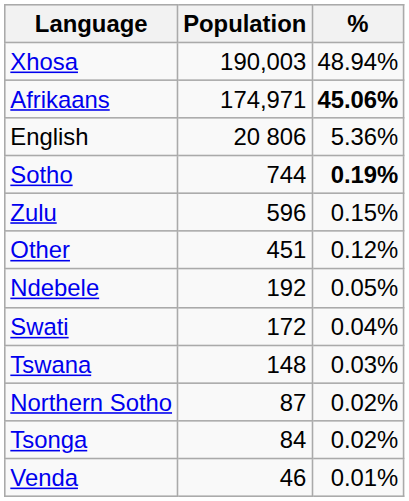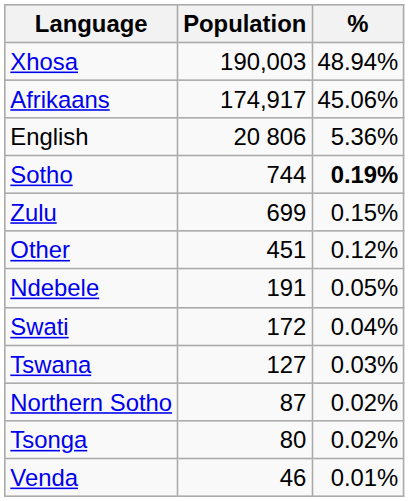(263, 99) 174,971 -> (263, 99) 174,917
(358, 99) bold -> (358, 99) normal
(286, 213) 596 -> (286, 213) 699
(286, 288) 192 -> (286, 288) 191
(286, 364) 148 -> (286, 364) 127
(293, 439) 84 -> (293, 439) 80
